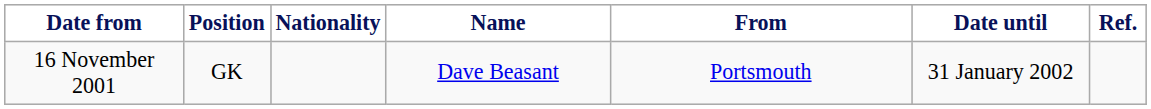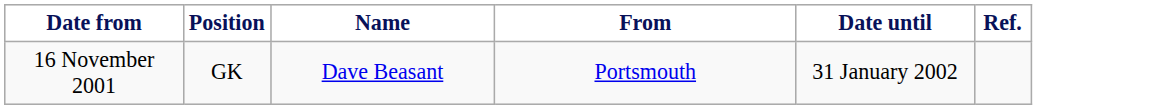- column: (328, 23)
